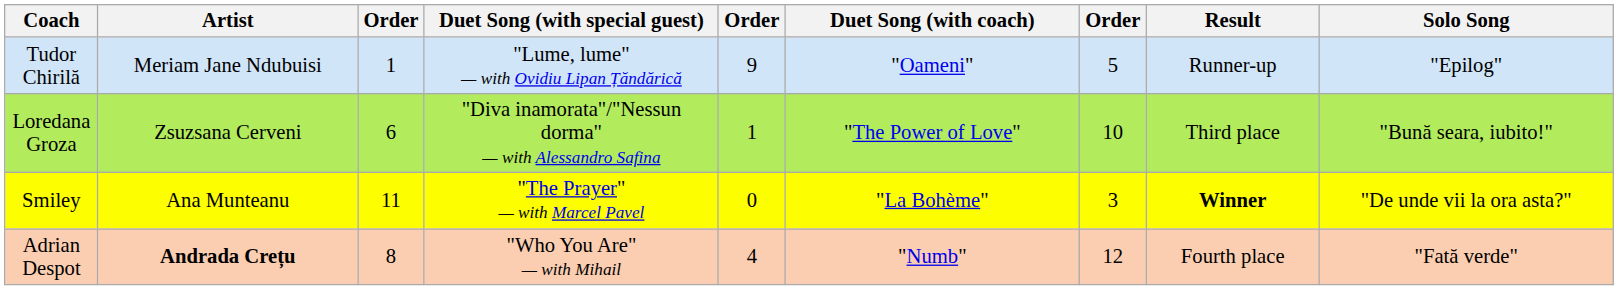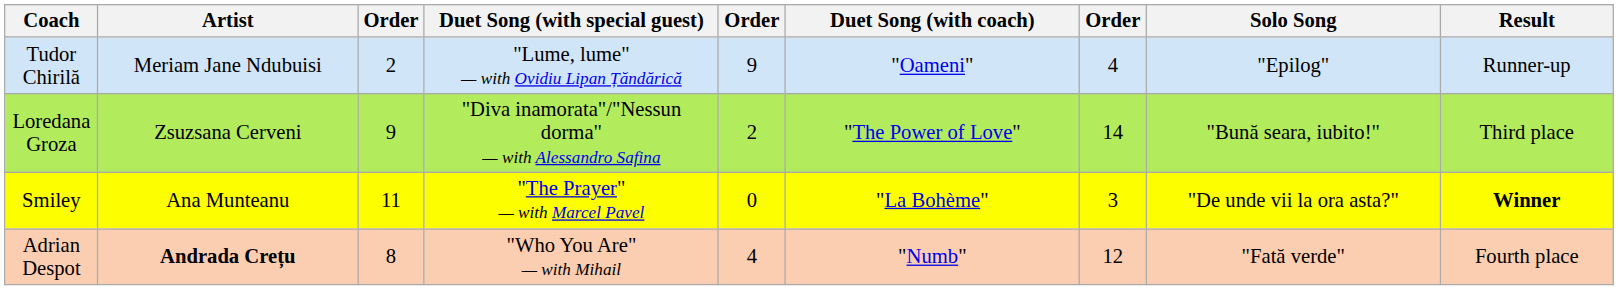columns swapped: (1466, 20) <-> (1233, 20)
(391, 65) 1 -> (391, 65) 2
(1113, 65) 5 -> (1113, 65) 4
(391, 132) 6 -> (391, 132) 9
(752, 132) 1 -> (752, 132) 2
(1113, 132) 10 -> (1113, 132) 14
